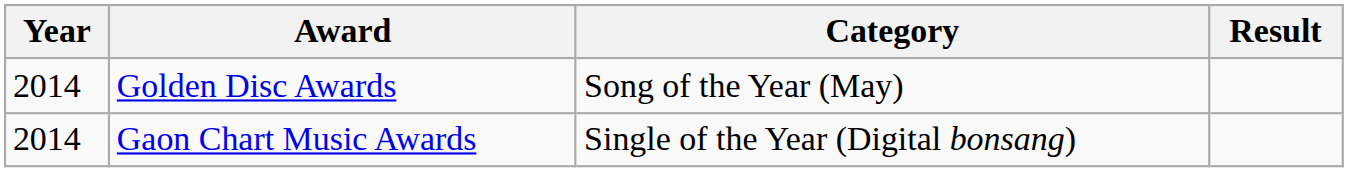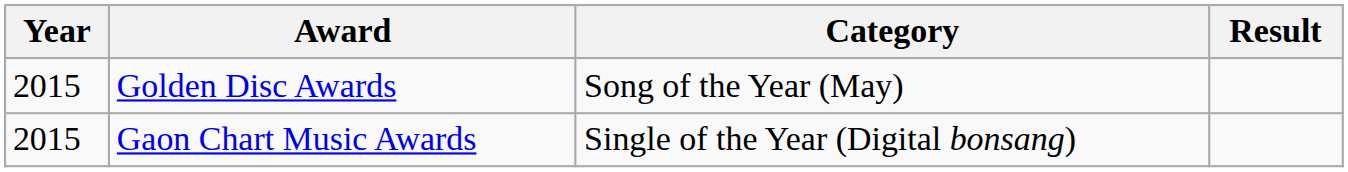(47, 85) 2014 -> (47, 85) 2015
(47, 138) 2014 -> (47, 138) 2015
